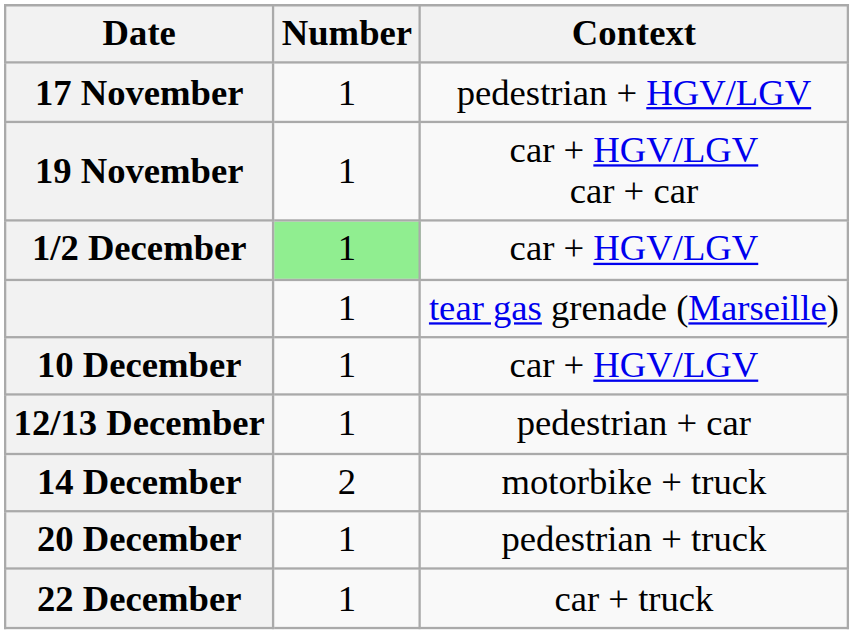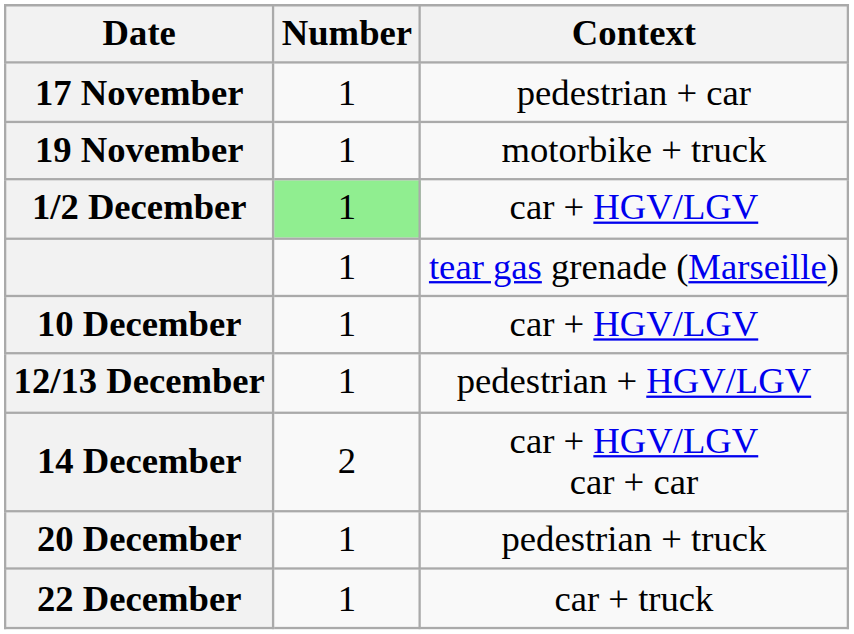(634, 91) pedestrian + HGV/LGV -> (634, 91) pedestrian + car
(634, 170) car + HGV/LGV car + car -> (634, 149) motorbike + truck
(634, 423) pedestrian + car -> (634, 382) pedestrian + HGV/LGV
(634, 481) motorbike + truck -> (634, 460) car + HGV/LGV car + car
